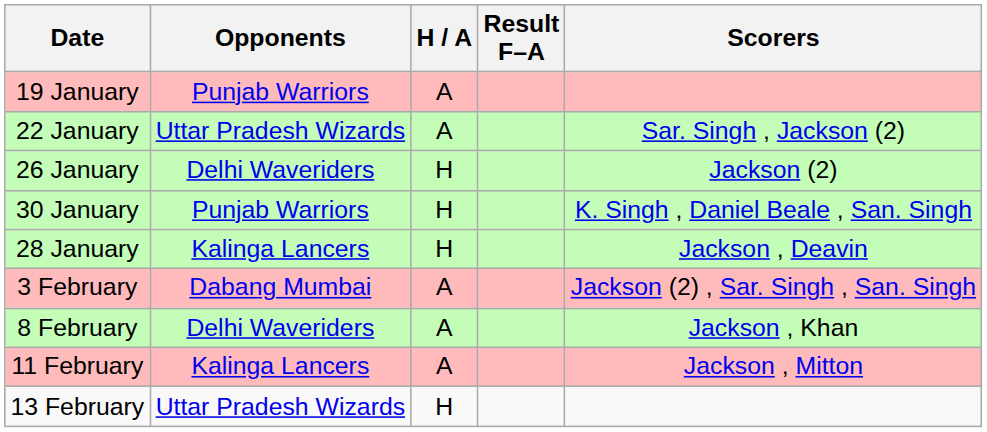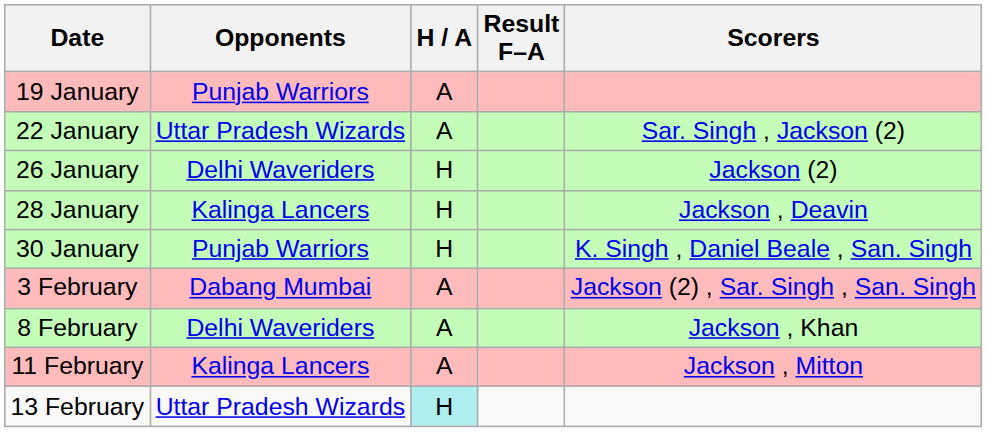rows swapped: (77, 248) <-> (77, 209)
(444, 406) no background -> (444, 406) paleturquoise background
